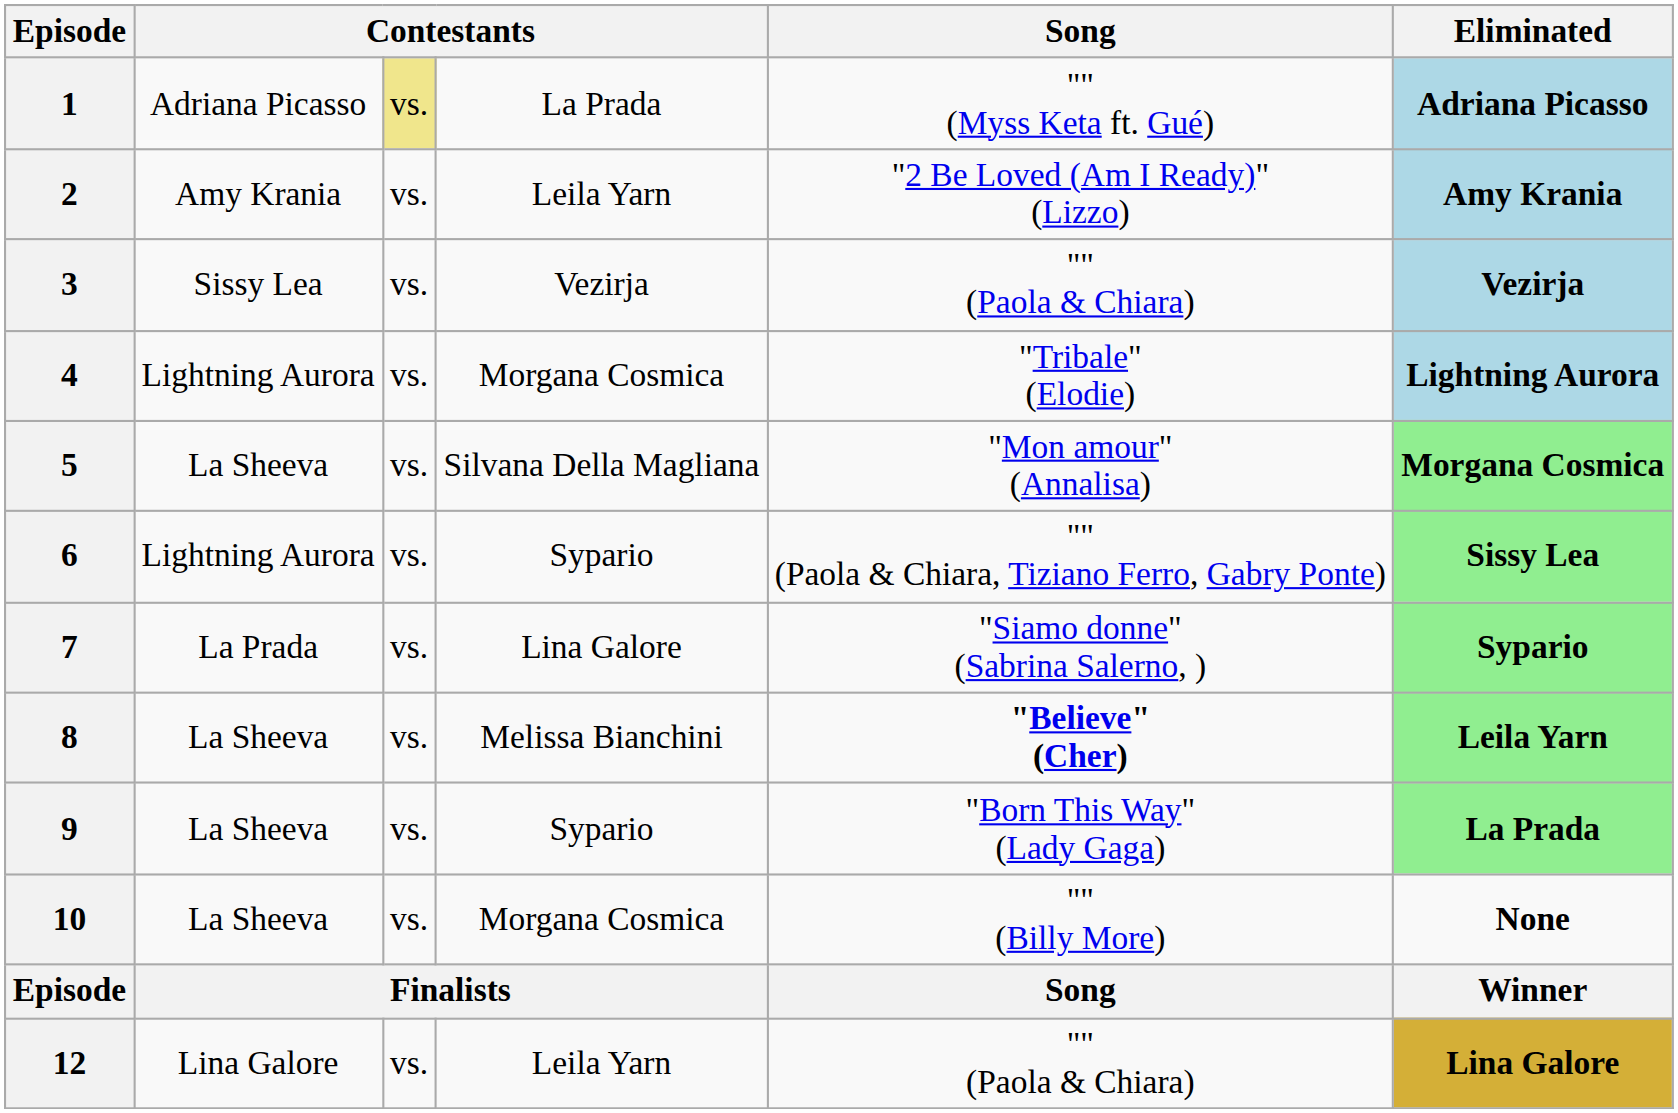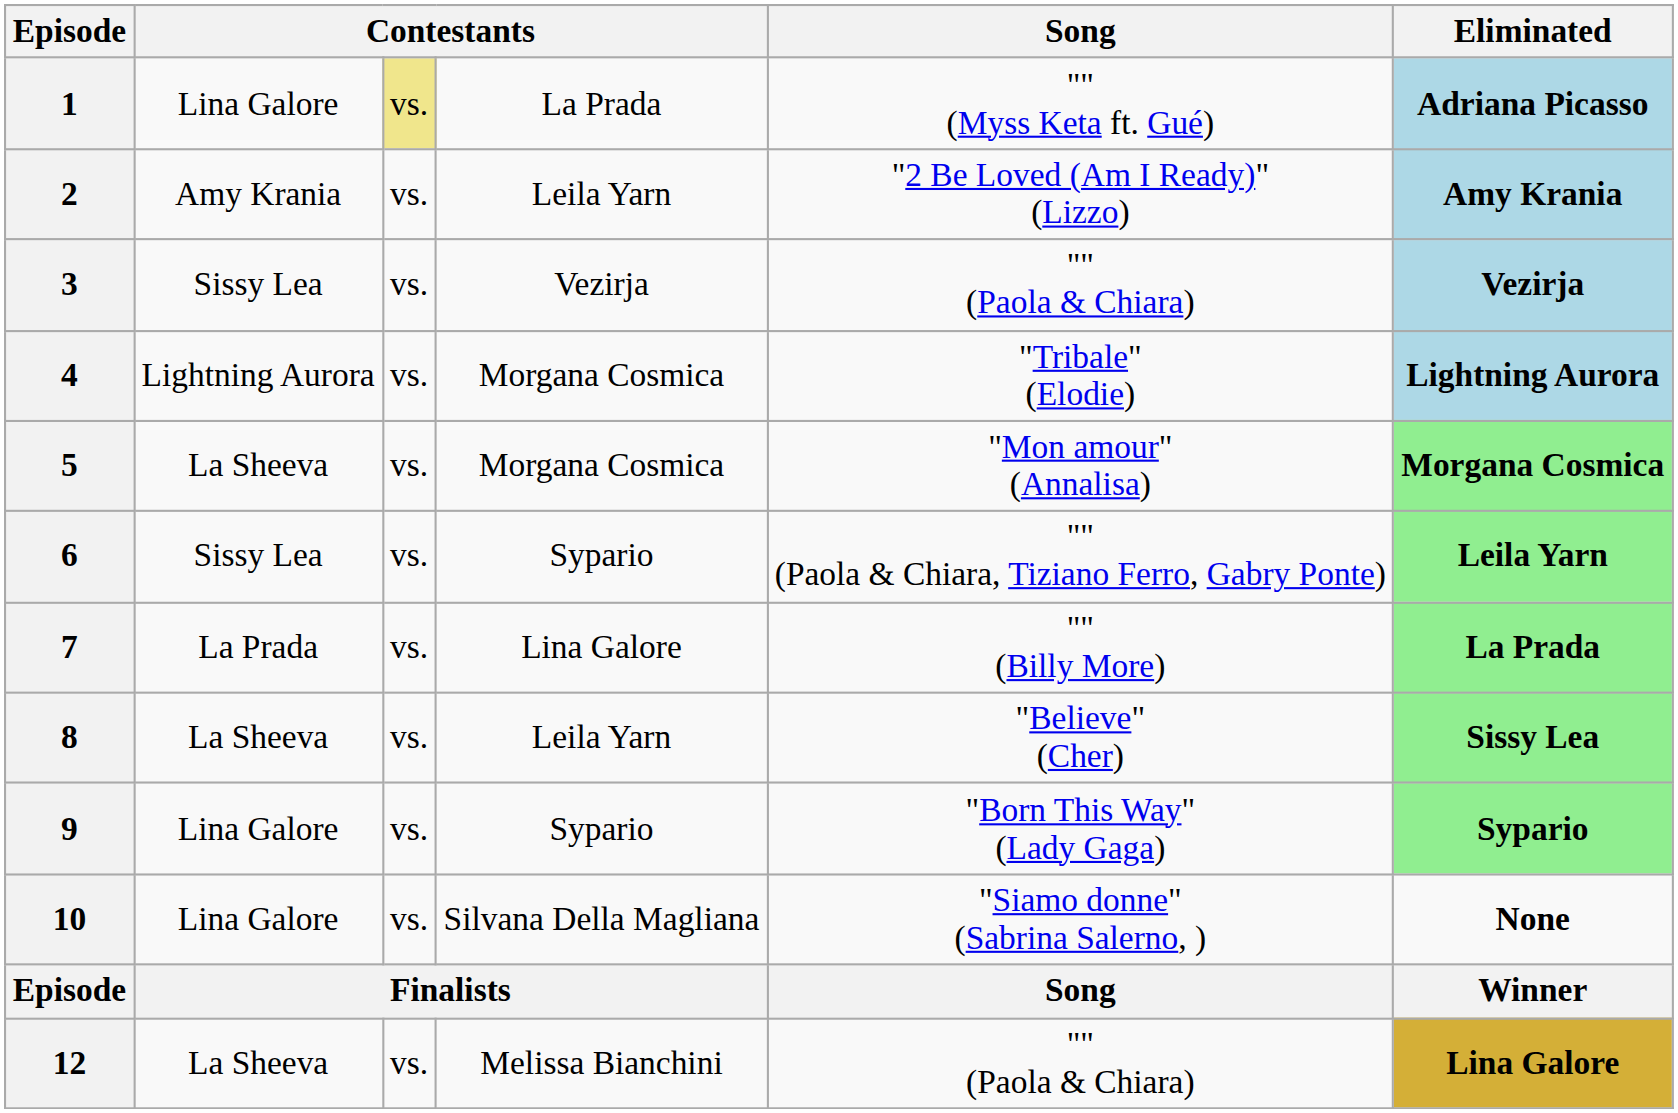(258, 102) Adriana Picasso -> (258, 102) Lina Galore
(601, 465) Silvana Della Magliana -> (601, 465) Morgana Cosmica
(258, 556) Lightning Aurora -> (258, 556) Sissy Lea
(1533, 556) Sissy Lea -> (1533, 556) Leila Yarn
(1080, 646) "Siamo donne" (Sabrina Salerno, ) -> (1080, 646) "" (Billy More)
(1533, 646) Sypario -> (1533, 646) La Prada
(601, 737) Melissa Bianchini -> (601, 737) Leila Yarn
(1080, 737) bold -> (1080, 737) normal
(1533, 737) Leila Yarn -> (1533, 737) Sissy Lea
(258, 828) La Sheeva -> (258, 828) Lina Galore
(1533, 828) La Prada -> (1533, 828) Sypario
(258, 918) La Sheeva -> (258, 918) Lina Galore
(601, 918) Morgana Cosmica -> (601, 918) Silvana Della Magliana
(1080, 918) "" (Billy More) -> (1080, 918) "Siamo donne" (Sabrina Salerno, )
(258, 1062) Lina Galore -> (258, 1062) La Sheeva
(601, 1062) Leila Yarn -> (601, 1062) Melissa Bianchini
